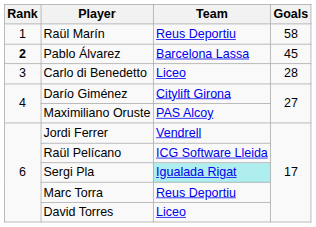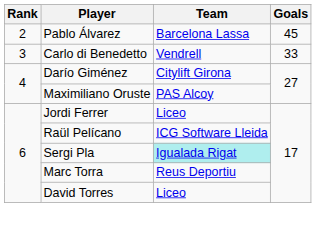- row: (74, 34)
(23, 53) bold -> (23, 34) normal
(171, 73) Liceo -> (179, 53) Vendrell
(291, 73) 28 -> (291, 53) 33
(179, 133) Vendrell -> (171, 113) Liceo
